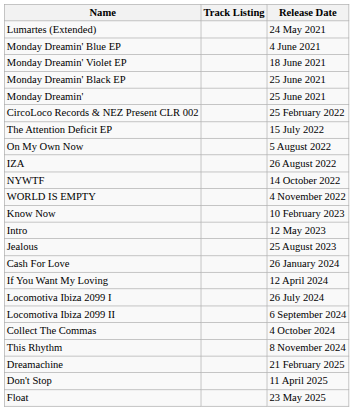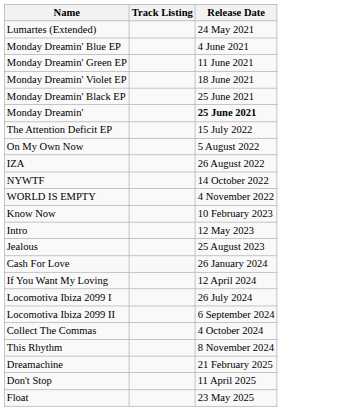+ row: (67, 63)
(298, 96) normal -> (227, 113) bold
- row: (103, 113)
